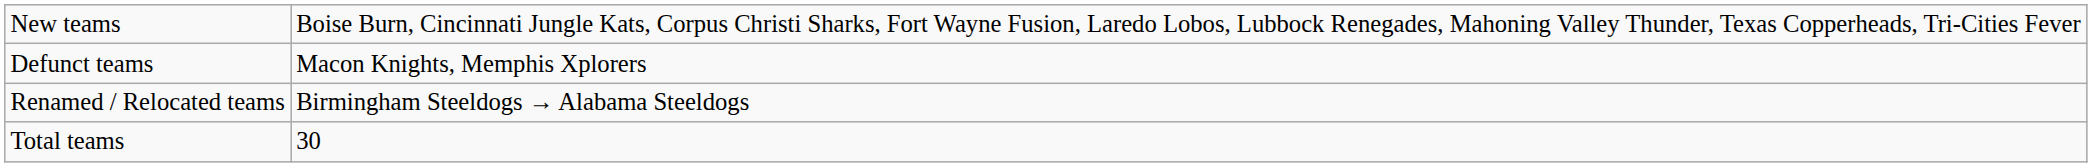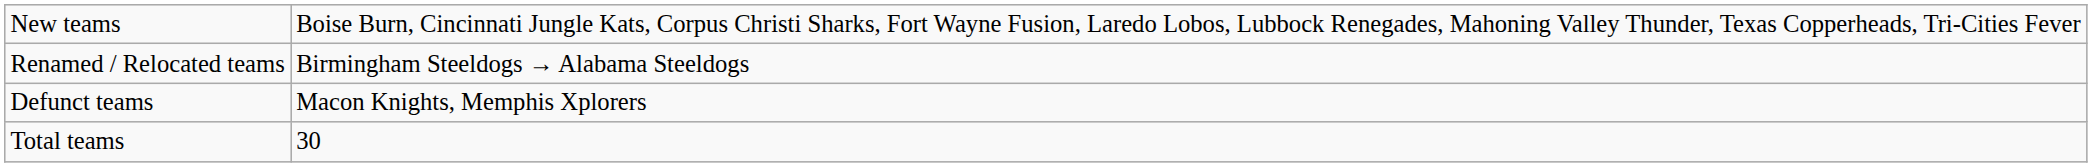rows swapped: (148, 102) <-> (82, 63)
